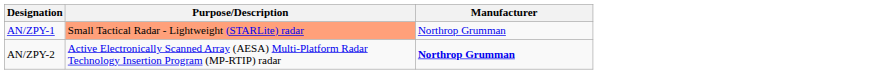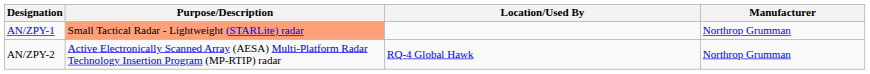+ column: (542, 13)
(466, 54) bold -> (747, 54) normal
